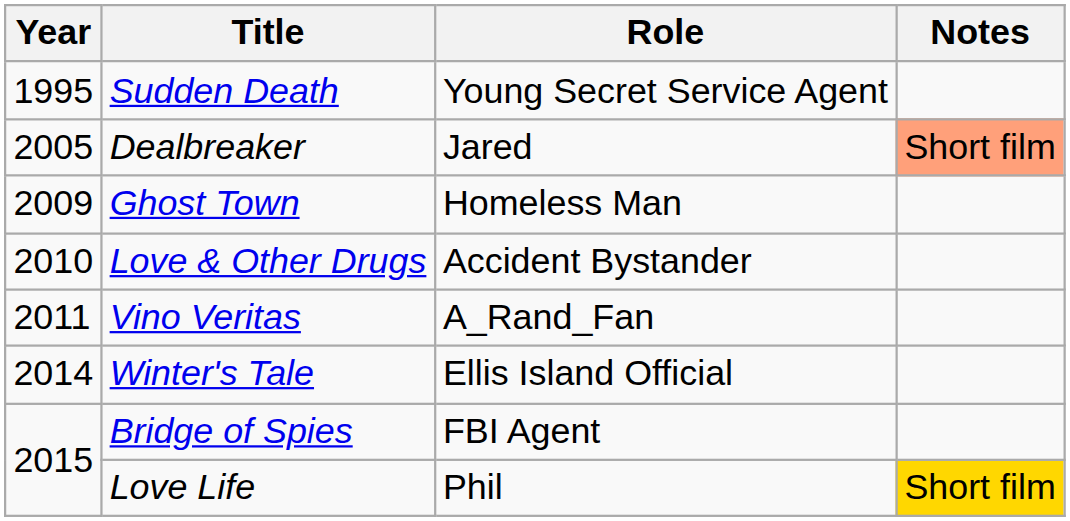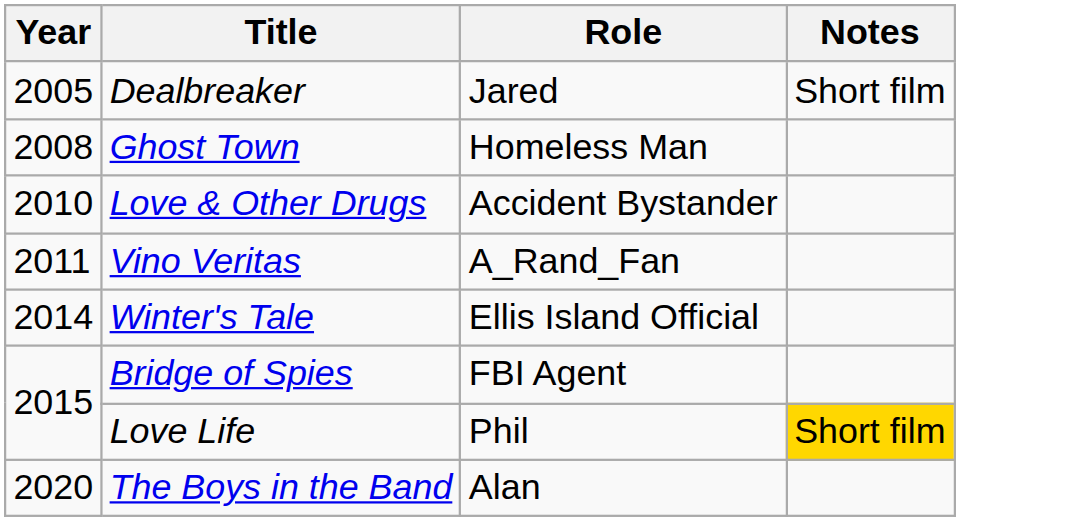- row: (224, 89)
(980, 146) lightsalmon background -> (870, 89) no background
(53, 203) 2009 -> (53, 146) 2008
+ row: (281, 487)
